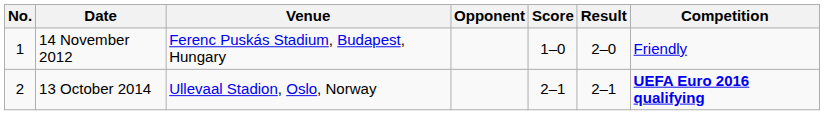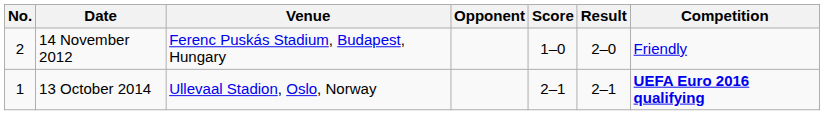(20, 48) 1 -> (20, 48) 2
(20, 89) 2 -> (20, 89) 1
